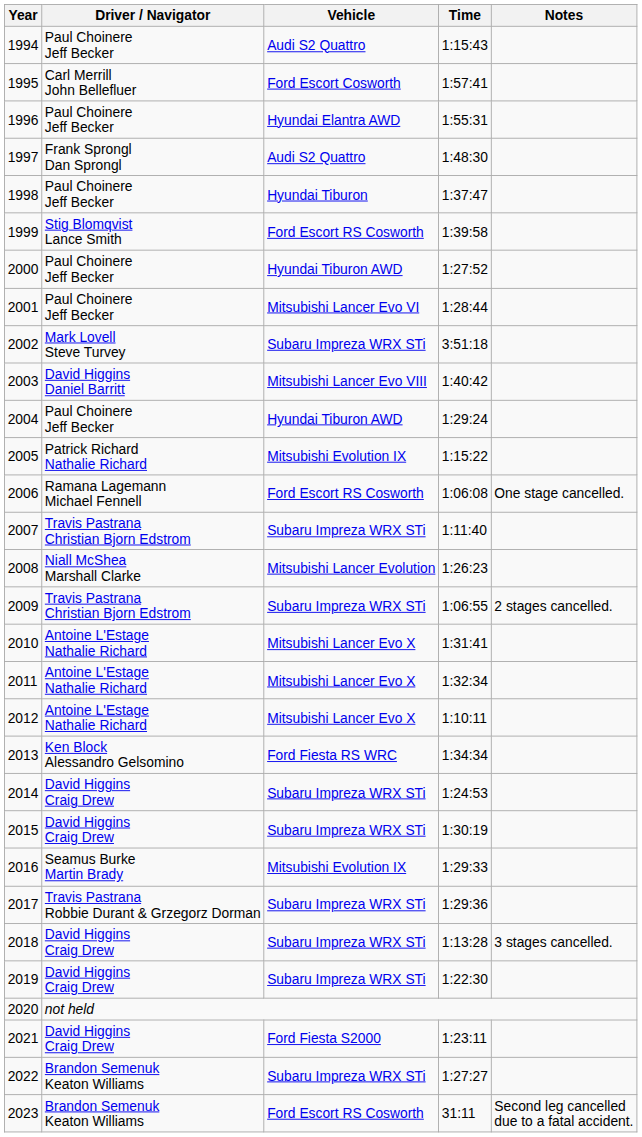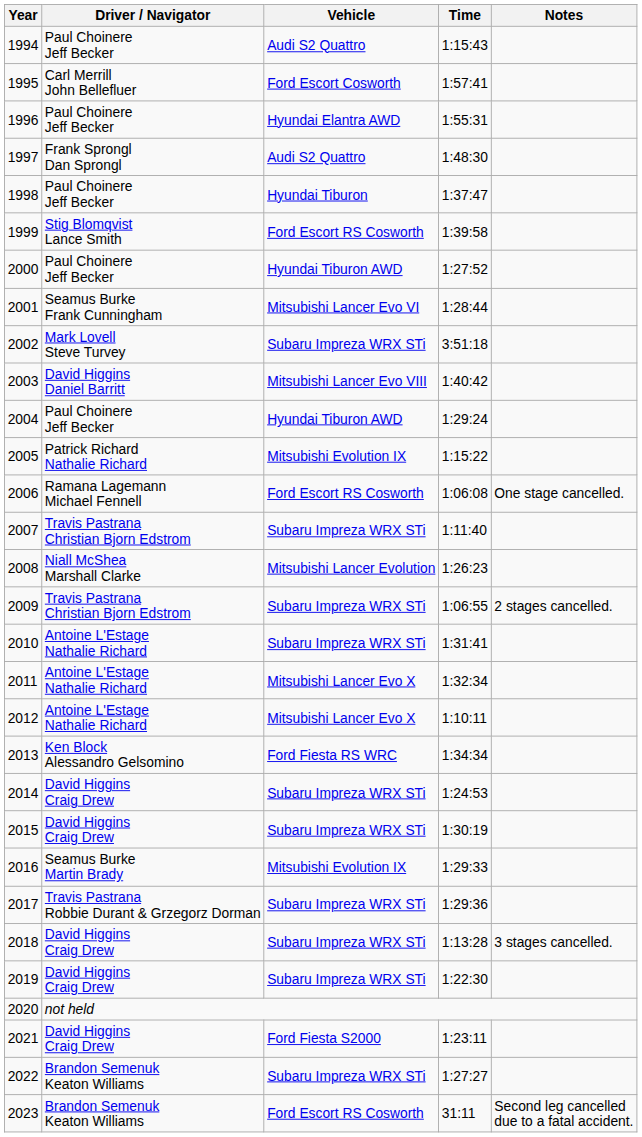(89, 307) Paul Choinere Jeff Becker -> (104, 307) Seamus Burke Frank Cunningham
(341, 643) Mitsubishi Lancer Evo X -> (346, 643) Subaru Impreza WRX STi
